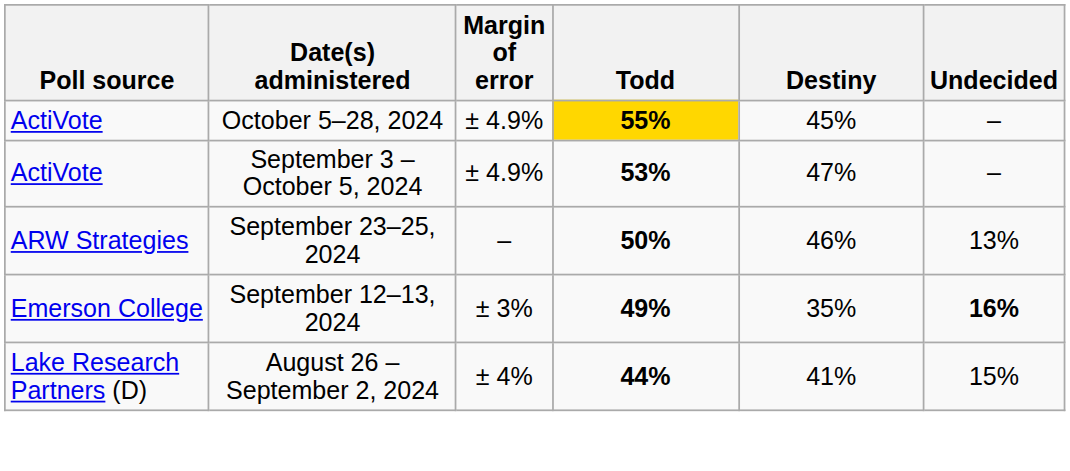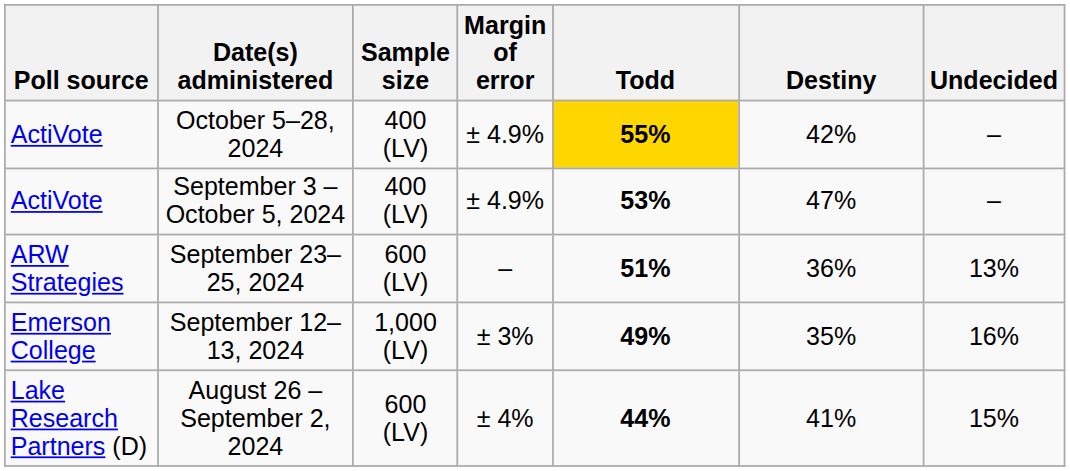+ column: (405, 67)
(831, 120) 45% -> (831, 134) 42%
(645, 241) 50% -> (645, 269) 51%
(831, 241) 46% -> (831, 269) 36%
(994, 309) bold -> (994, 337) normal
